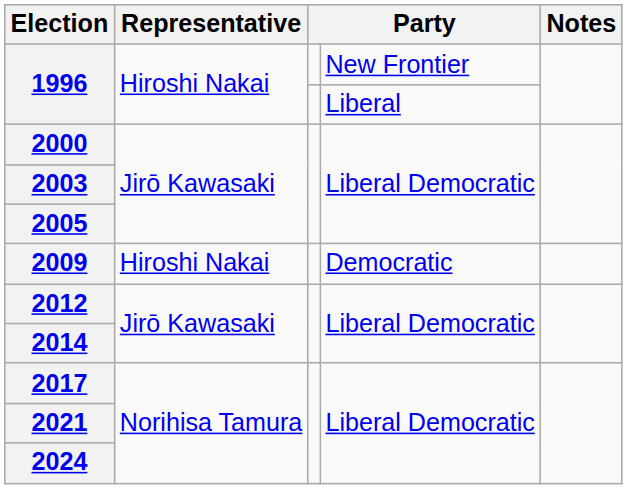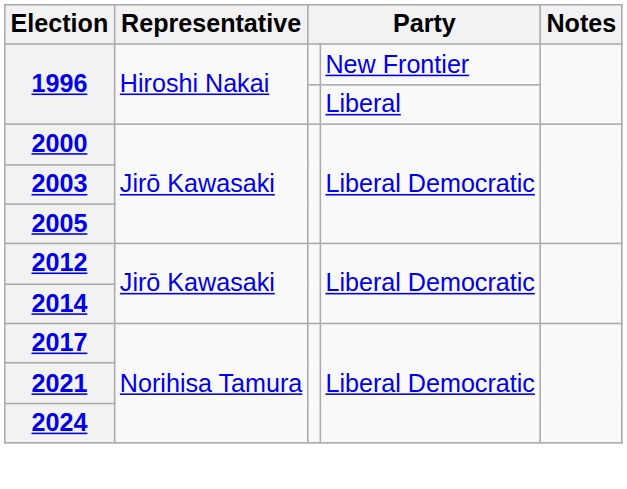- row: (59, 263)
